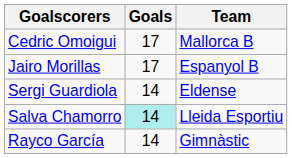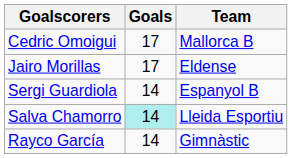(219, 66) Espanyol B -> (208, 66) Eldense
(208, 91) Eldense -> (219, 91) Espanyol B
